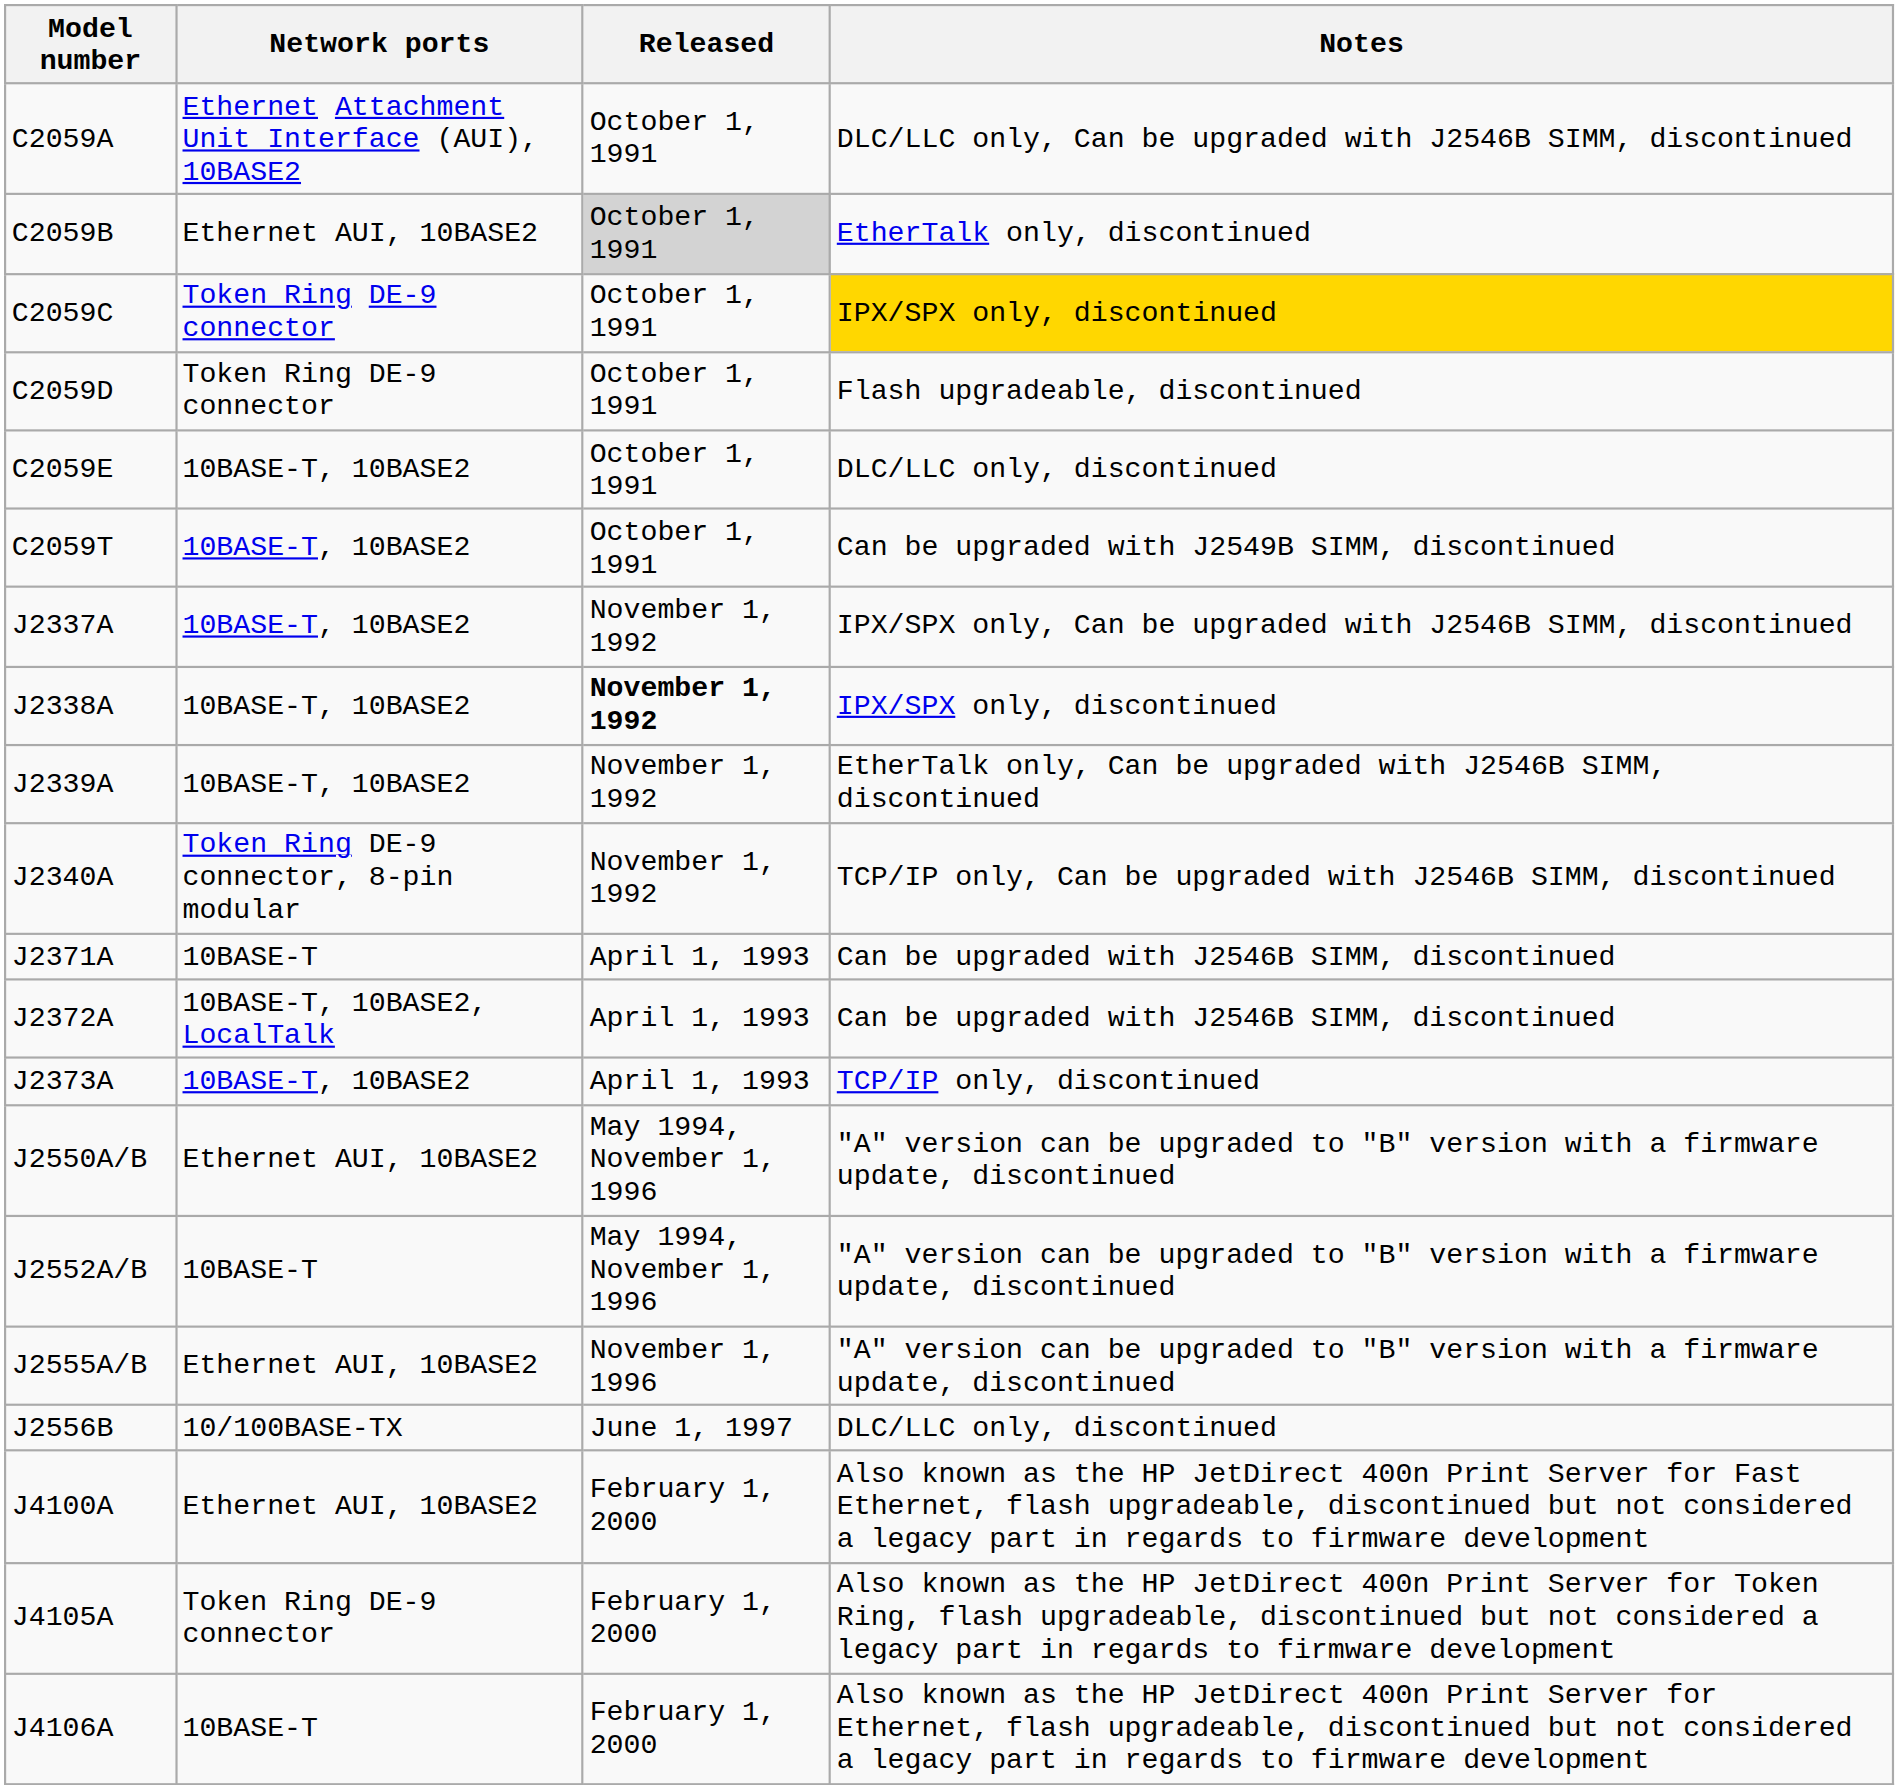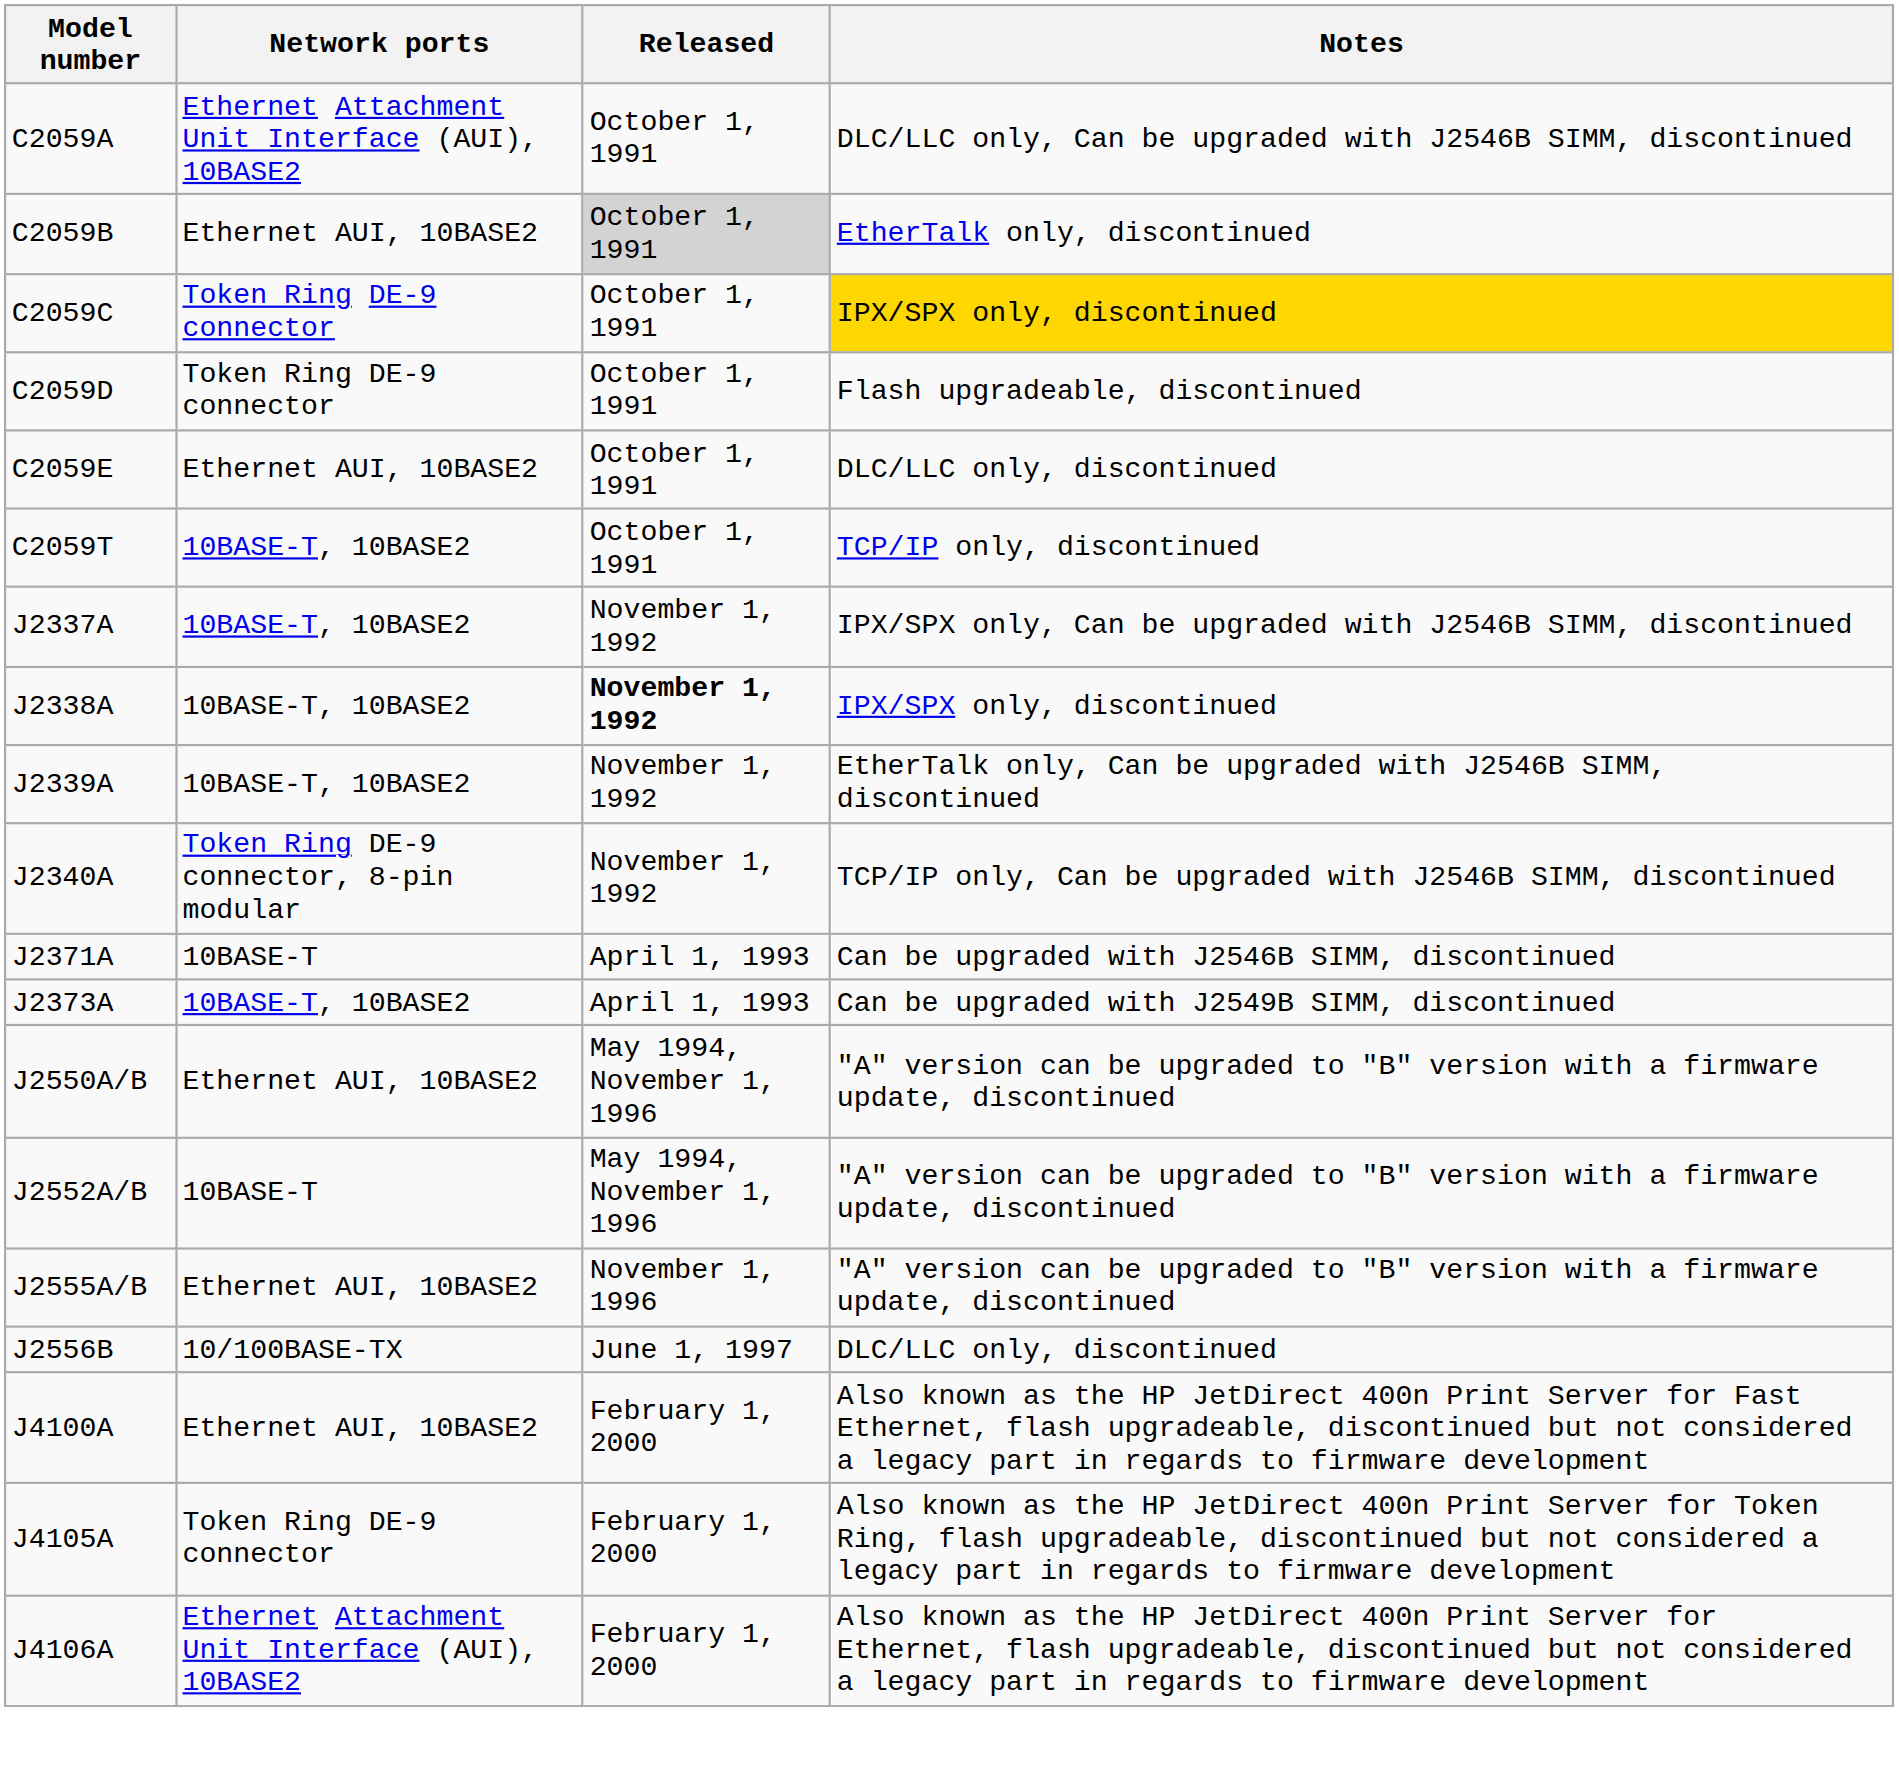(326, 470) 10BASE-T, 10BASE2 -> (360, 470) Ethernet AUI, 10BASE2
(1226, 548) Can be upgraded with J2549B SIMM, discontinued -> (1048, 548) TCP/IP only, discontinued
- row: (63, 1019)
(1048, 1081) TCP/IP only, discontinued -> (1226, 1003) Can be upgraded with J2549B SIMM, discontinued
(250, 1729) 10BASE-T -> (360, 1650) Ethernet Attachment Unit Interface (AUI), 10BASE2
